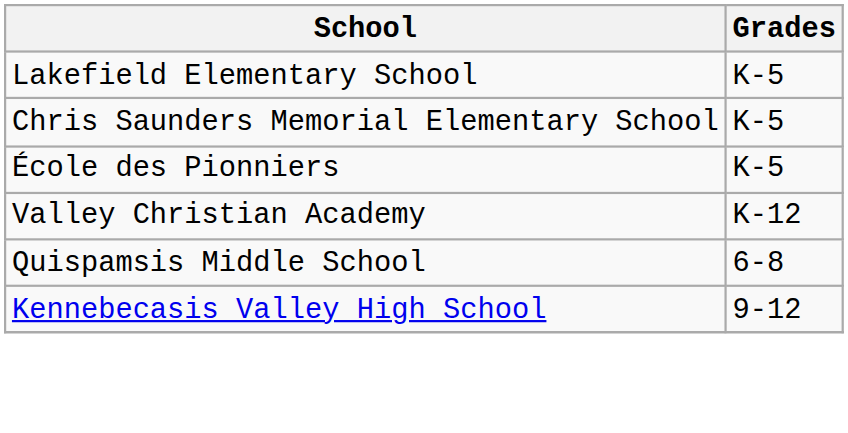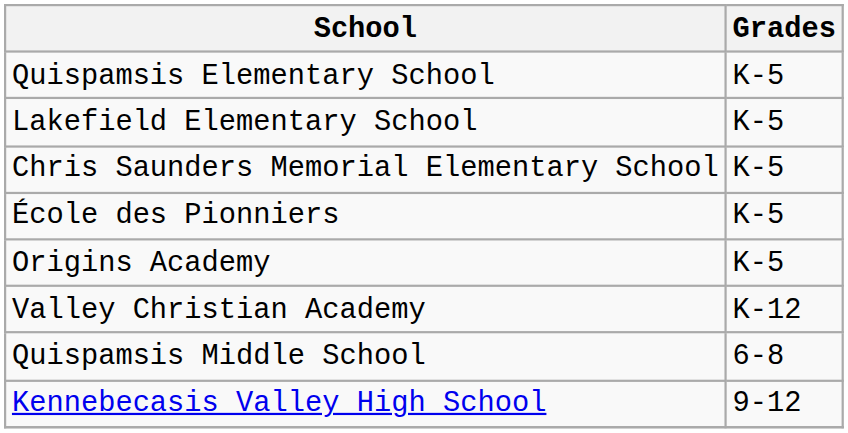+ row: (253, 75)
+ row: (141, 263)
